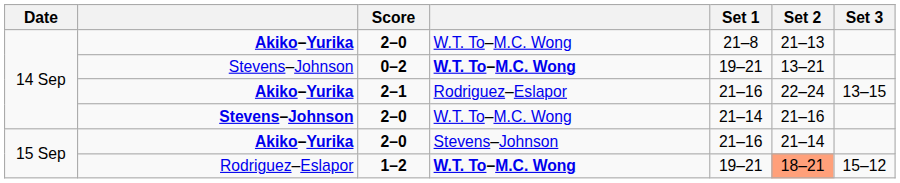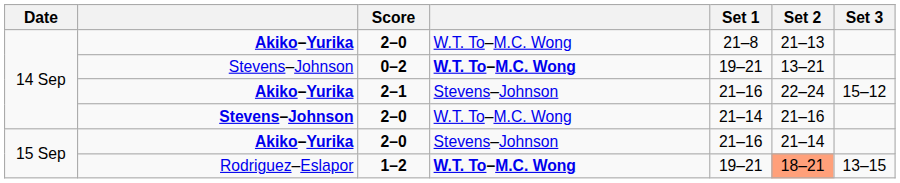(500, 92) Rodriguez–Eslapor -> (496, 92) Stevens–Johnson
(864, 92) 13–15 -> (864, 92) 15–12
(864, 166) 15–12 -> (864, 166) 13–15
